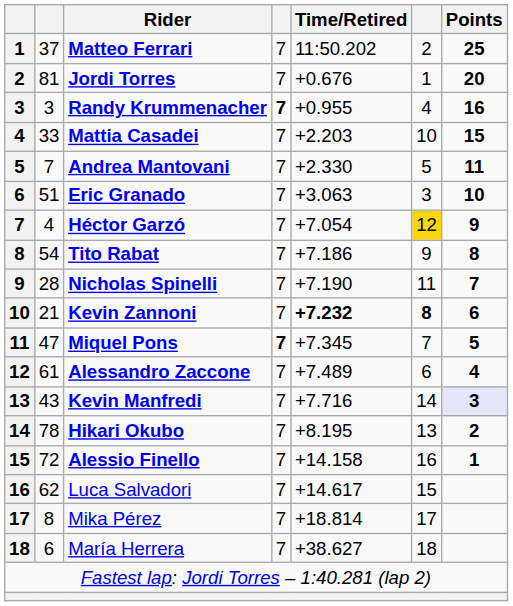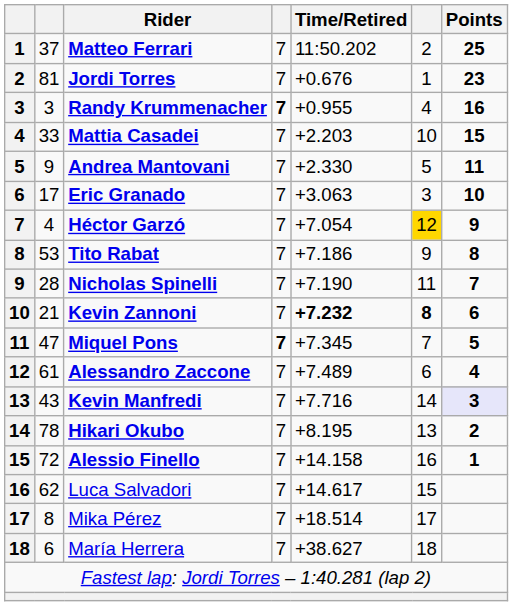(474, 78) 20 -> (474, 78) 23
(49, 166) 7 -> (49, 166) 9
(49, 195) 51 -> (49, 195) 17
(49, 254) 54 -> (49, 254) 53
(329, 518) +18.814 -> (329, 518) +18.514
